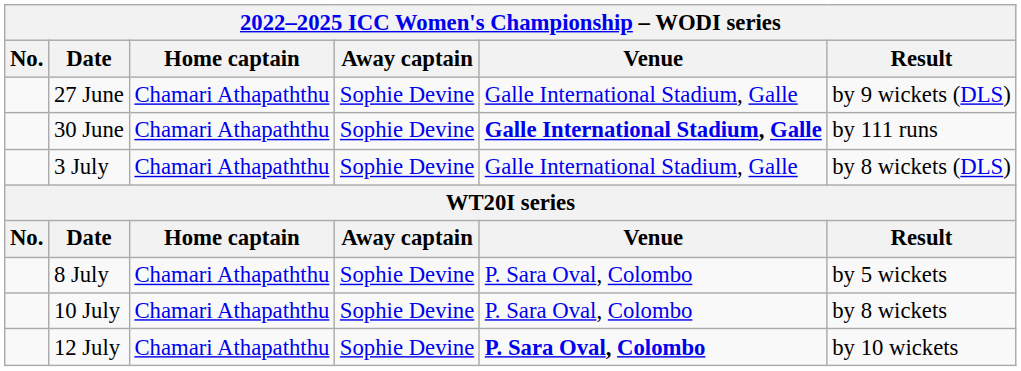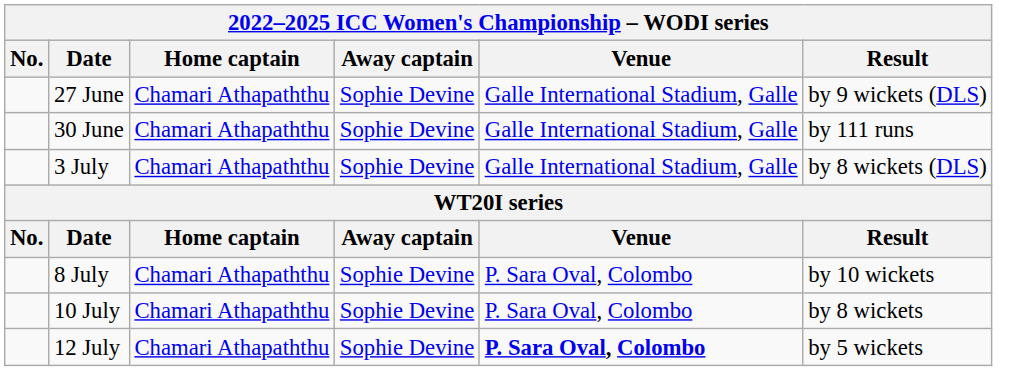(653, 130) bold -> (641, 130) normal
(890, 274) by 5 wickets -> (871, 274) by 10 wickets
(895, 346) by 10 wickets -> (866, 346) by 5 wickets
